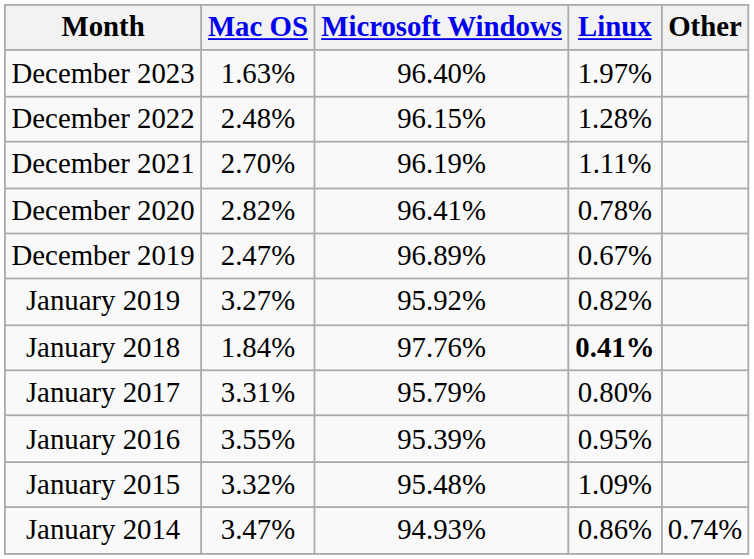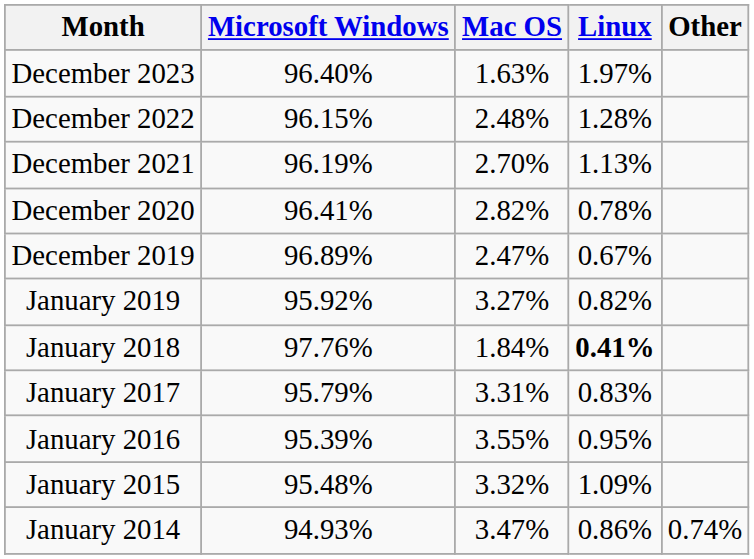columns swapped: (442, 27) <-> (258, 27)
(615, 164) 1.11% -> (615, 164) 1.13%
(615, 392) 0.80% -> (615, 392) 0.83%
